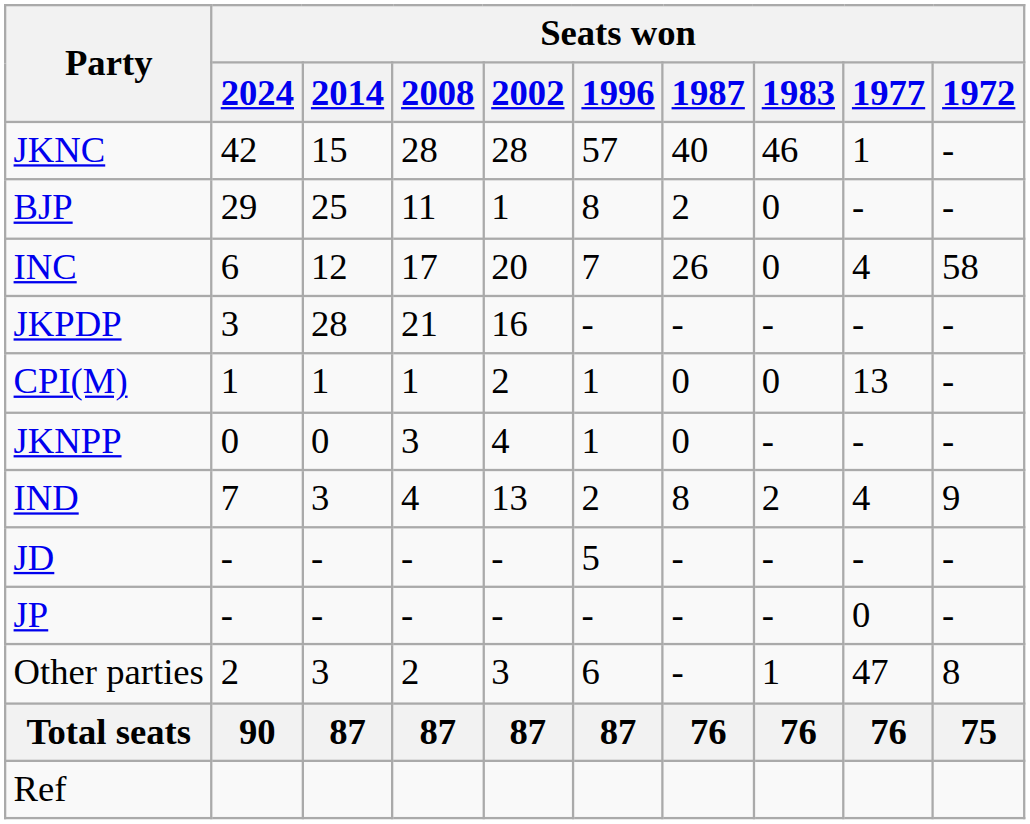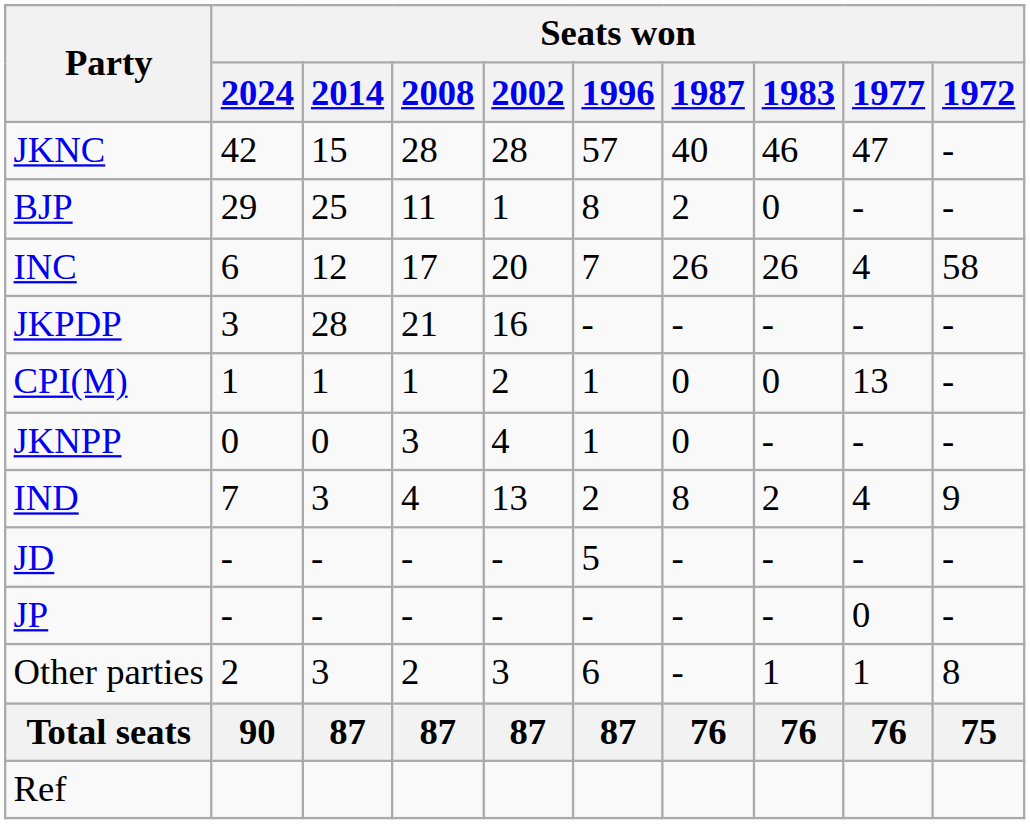(861, 149) 1 -> (870, 149) 47
(771, 265) 0 -> (780, 265) 26
(870, 672) 47 -> (861, 672) 1
